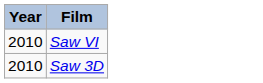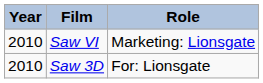+ column: (183, 17)
